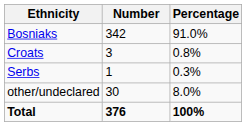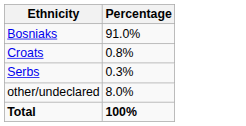- column: (136, 14)
